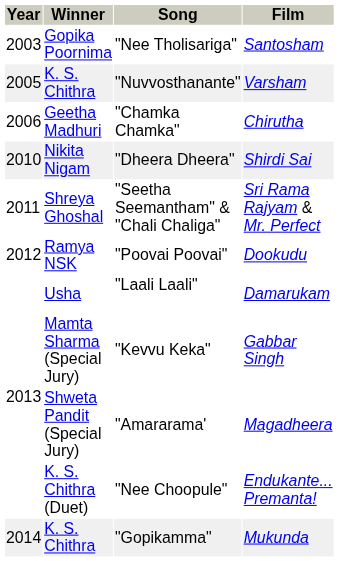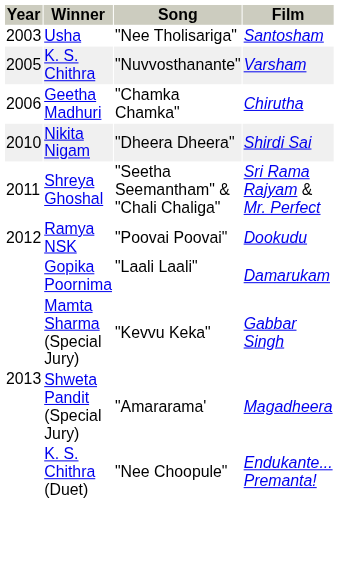(78, 44) Gopika Poornima -> (63, 35) Usha
(63, 294) Usha -> (78, 276) Gopika Poornima
- row: (163, 537)
